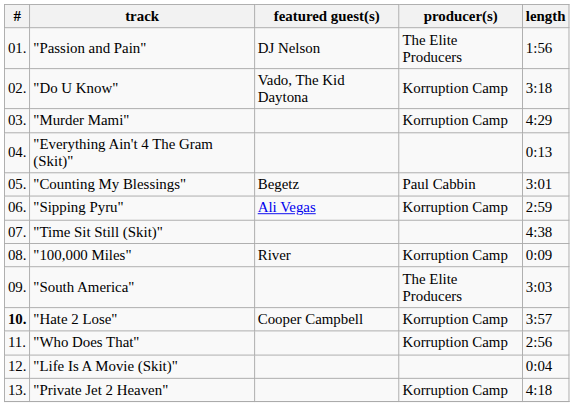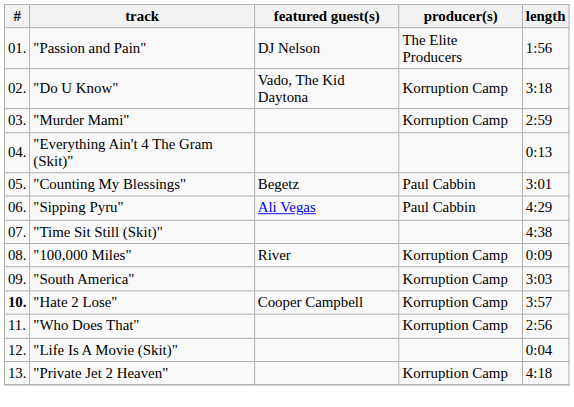(539, 120) 4:29 -> (539, 120) 2:59
(455, 208) Korruption Camp -> (439, 208) Paul Cabbin
(539, 208) 2:59 -> (539, 208) 4:29
(432, 287) The Elite Producers -> (455, 278) Korruption Camp
